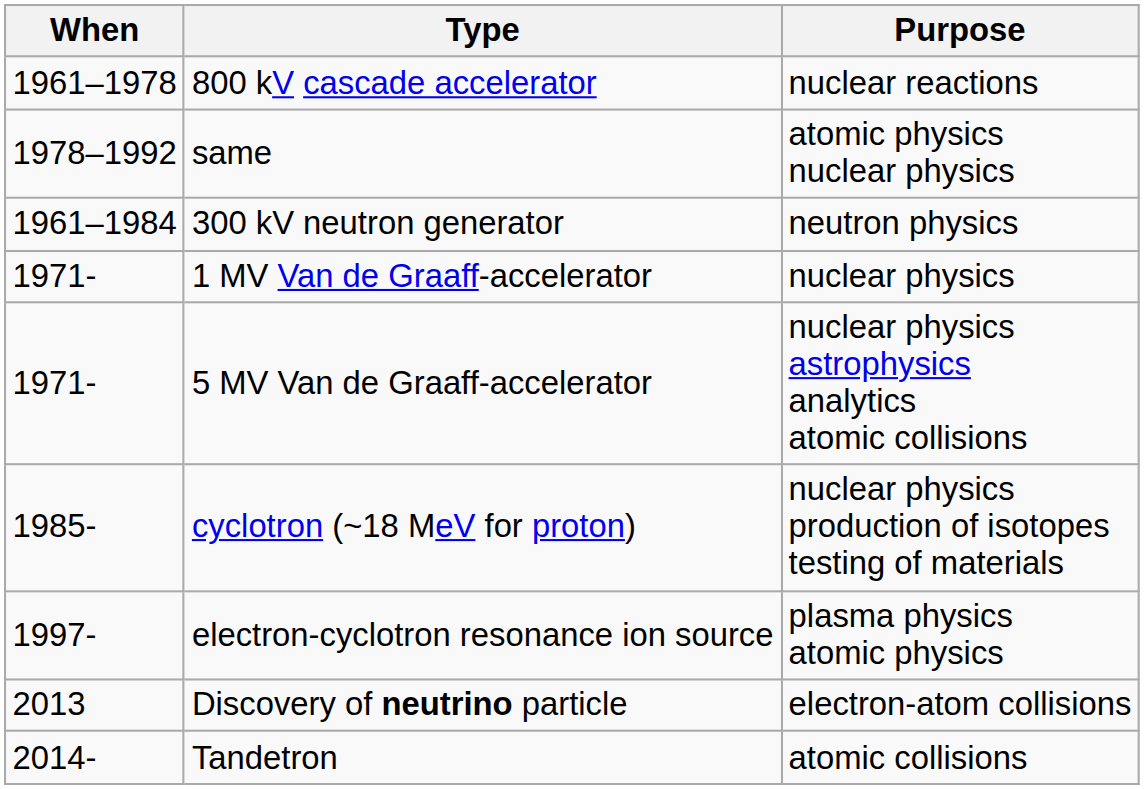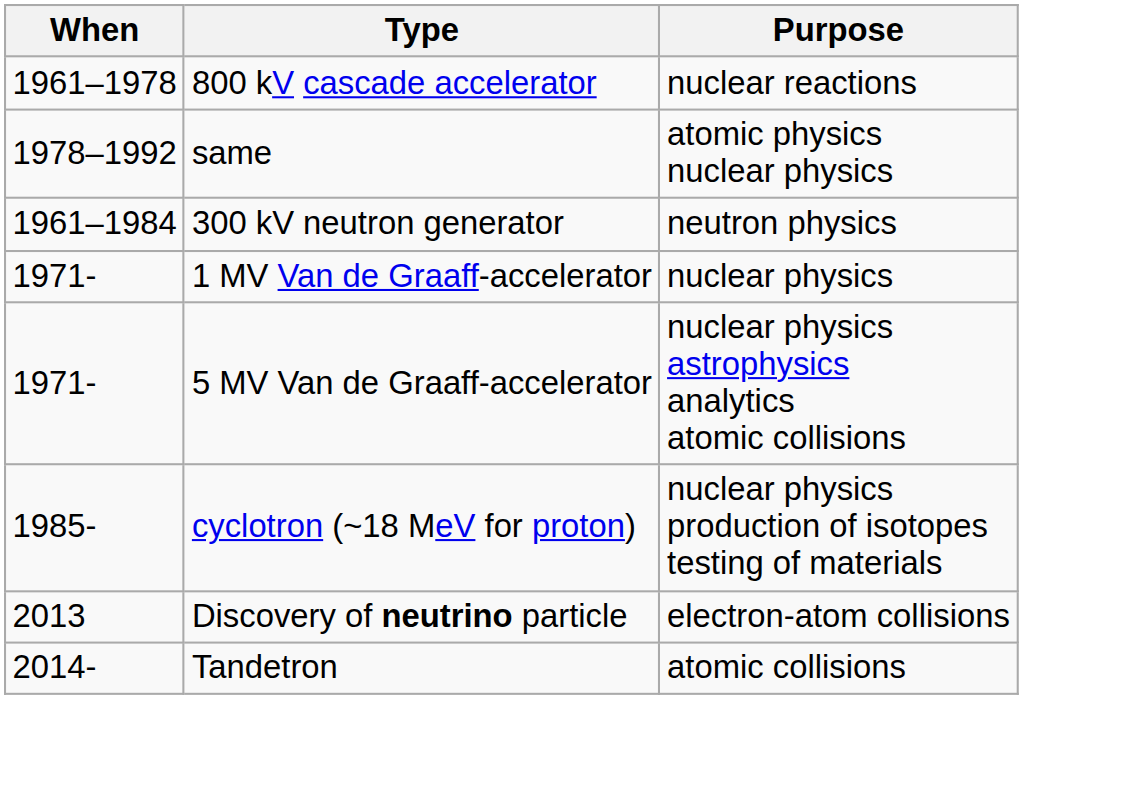- row: (483, 634)
